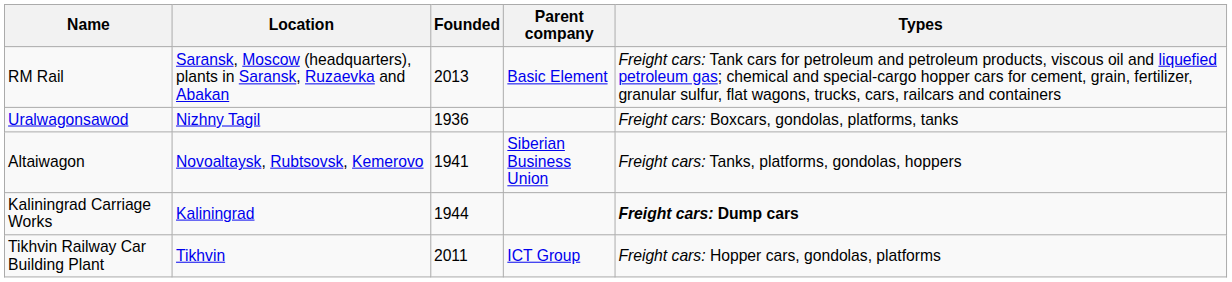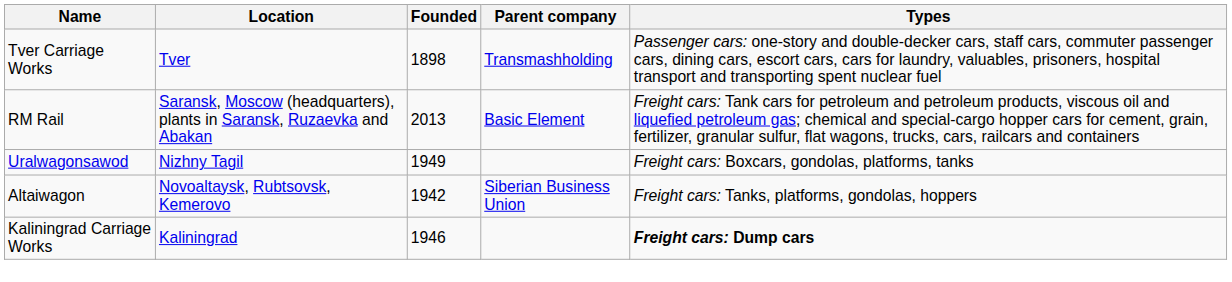+ row: (56, 59)
(451, 119) 1936 -> (428, 162) 1949
(451, 162) 1941 -> (428, 195) 1942
(451, 213) 1944 -> (428, 238) 1946
- row: (77, 255)
